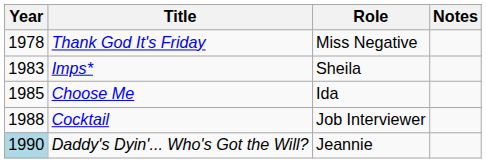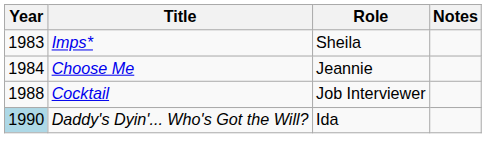- row: (129, 42)
(26, 94) 1985 -> (26, 68) 1984
(327, 94) Ida -> (344, 68) Jeannie
(344, 145) Jeannie -> (327, 119) Ida
